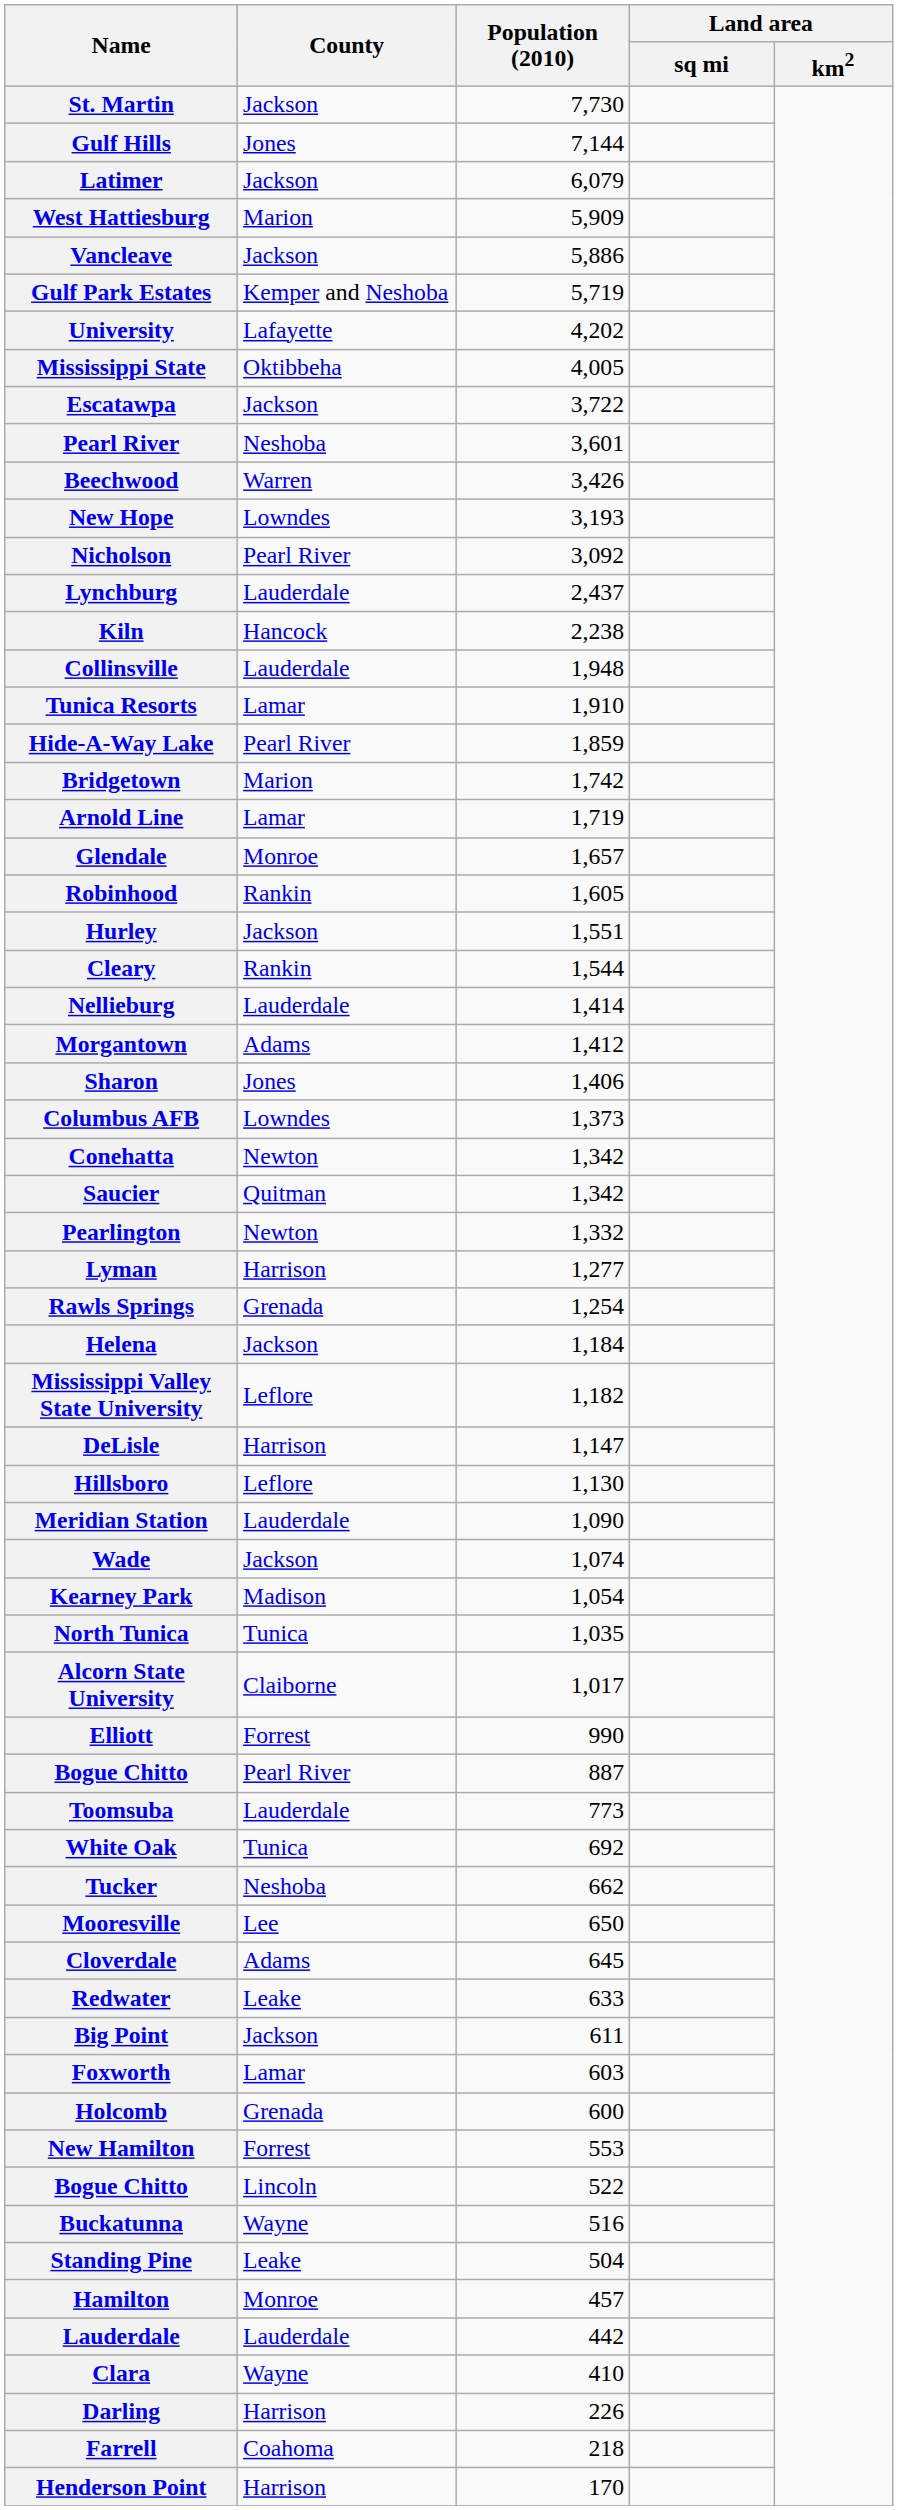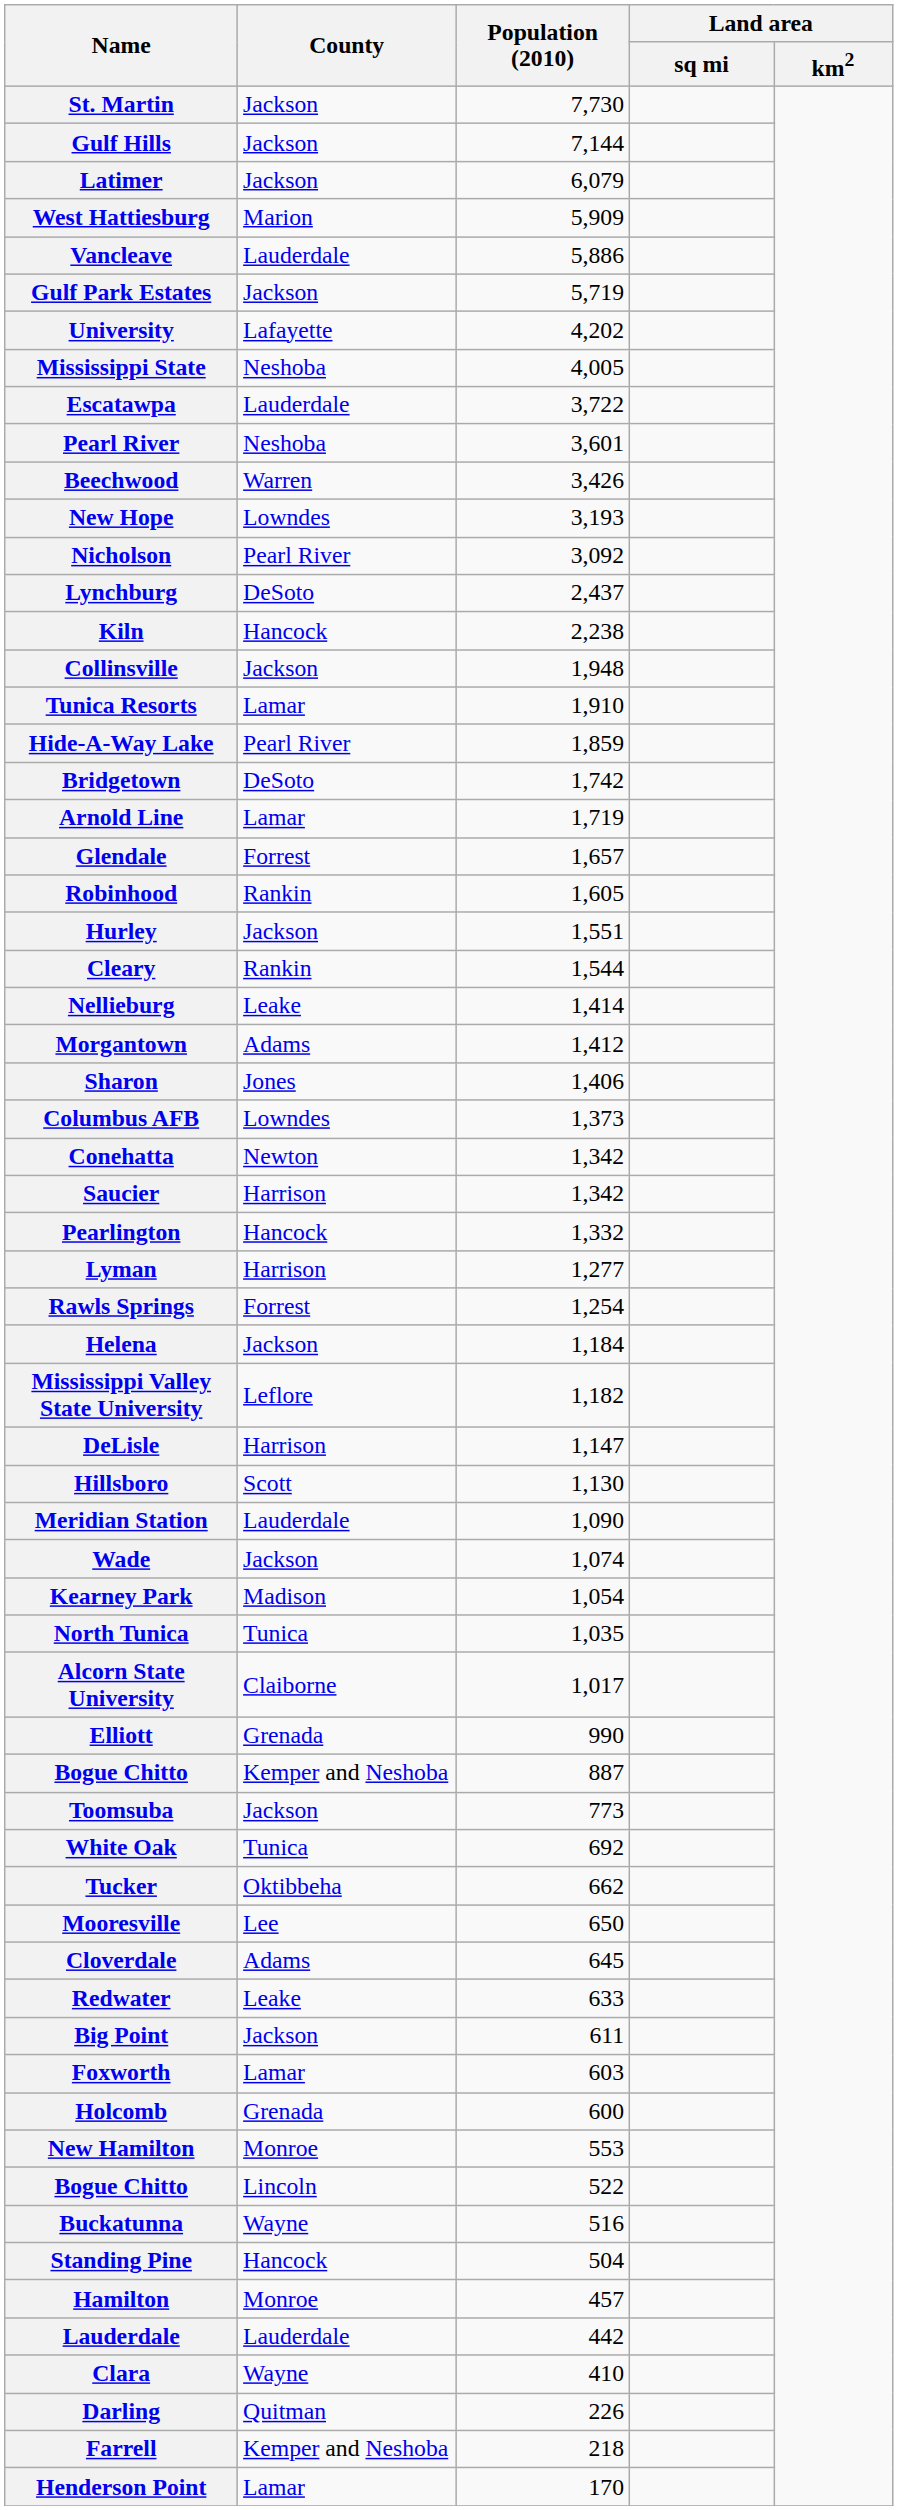(269, 142) Jones -> (281, 142) Jackson
(281, 255) Jackson -> (296, 255) Lauderdale
(346, 292) Kemper and Neshoba -> (281, 292) Jackson
(292, 367) Oktibbeha -> (285, 367) Neshoba
(281, 405) Jackson -> (296, 405) Lauderdale
(296, 593) Lauderdale -> (279, 593) DeSoto
(296, 668) Lauderdale -> (281, 668) Jackson
(278, 780) Marion -> (279, 780) DeSoto
(281, 855) Monroe -> (277, 855) Forrest
(296, 1006) Lauderdale -> (272, 1006) Leake
(285, 1193) Quitman -> (285, 1193) Harrison
(281, 1231) Newton -> (285, 1231) Hancock
(283, 1306) Grenada -> (277, 1306) Forrest
(278, 1483) Leflore -> (267, 1483) Scott
(277, 1735) Forrest -> (283, 1735) Grenada
(297, 1772) Pearl River -> (346, 1772) Kemper and Neshoba
(296, 1810) Lauderdale -> (281, 1810) Jackson
(285, 1885) Neshoba -> (292, 1885) Oktibbeha
(277, 2148) Forrest -> (281, 2148) Monroe
(272, 2261) Leake -> (285, 2261) Hancock
(285, 2411) Harrison -> (285, 2411) Quitman
(288, 2448) Coahoma -> (346, 2448) Kemper and Neshoba
(285, 2486) Harrison -> (274, 2486) Lamar
